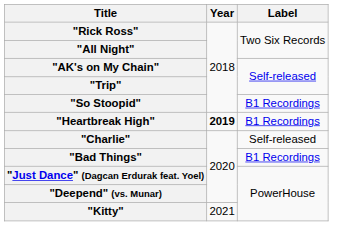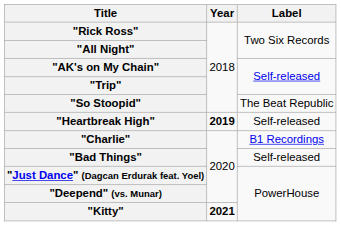(283, 103) B1 Recordings -> (287, 103) The Beat Republic
(283, 121) B1 Recordings -> (287, 121) Self-released
(283, 139) Self-released -> (287, 139) B1 Recordings
(283, 157) B1 Recordings -> (287, 157) Self-released
(222, 211) normal -> (222, 211) bold
